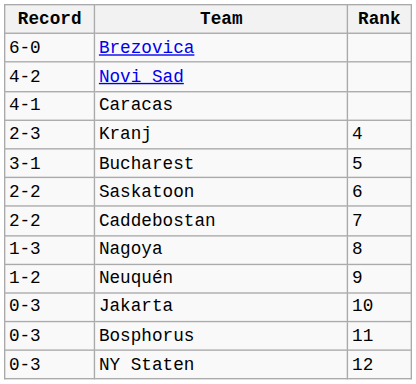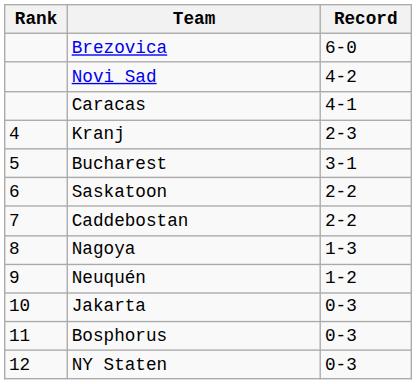columns swapped: (379, 19) <-> (50, 19)
